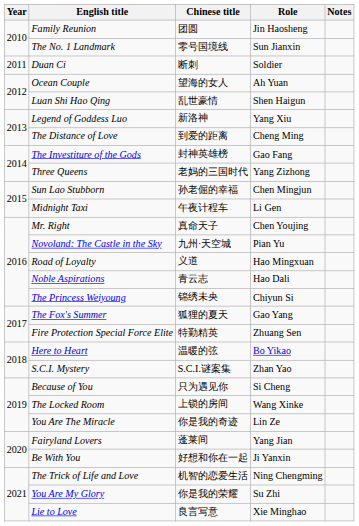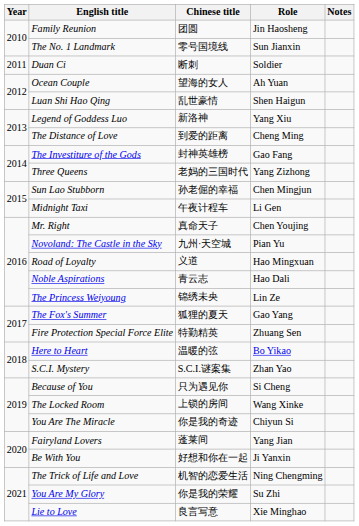(273, 297) Chiyun Si -> (267, 297) Lin Ze
(267, 422) Lin Ze -> (273, 422) Chiyun Si
